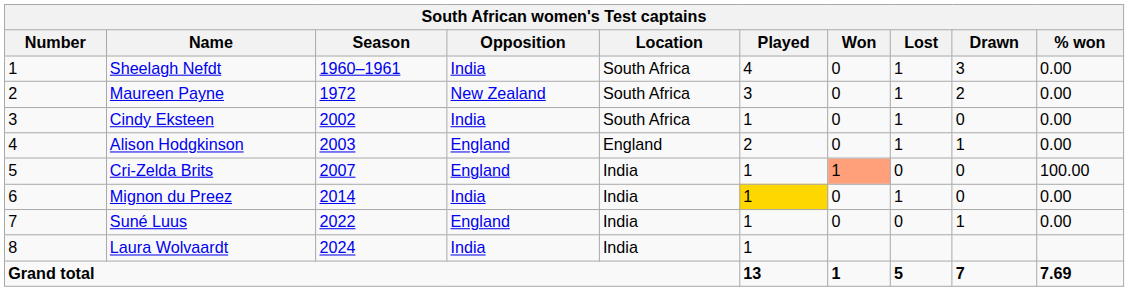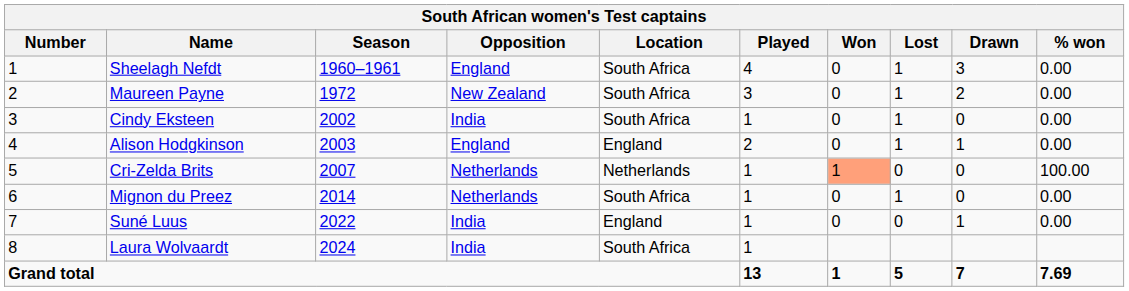(468, 68) India -> (480, 68) England
(480, 171) England -> (494, 171) Netherlands
(620, 171) India -> (646, 171) Netherlands
(468, 196) India -> (494, 196) Netherlands
(620, 196) India -> (646, 196) South Africa
(748, 196) gold background -> (748, 196) no background
(480, 222) England -> (468, 222) India
(620, 222) India -> (633, 222) England
(620, 247) India -> (646, 247) South Africa
